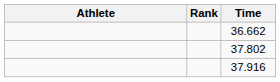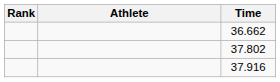columns swapped: (204, 13) <-> (96, 13)
